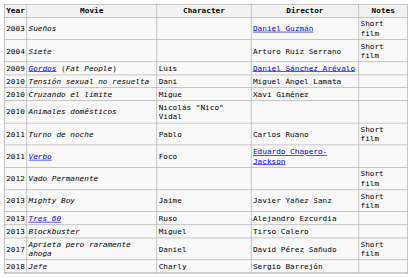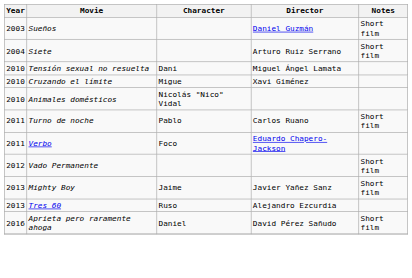- row: (73, 68)
- row: (54, 231)
(15, 248) 2017 -> (15, 223) 2016
- row: (38, 266)
